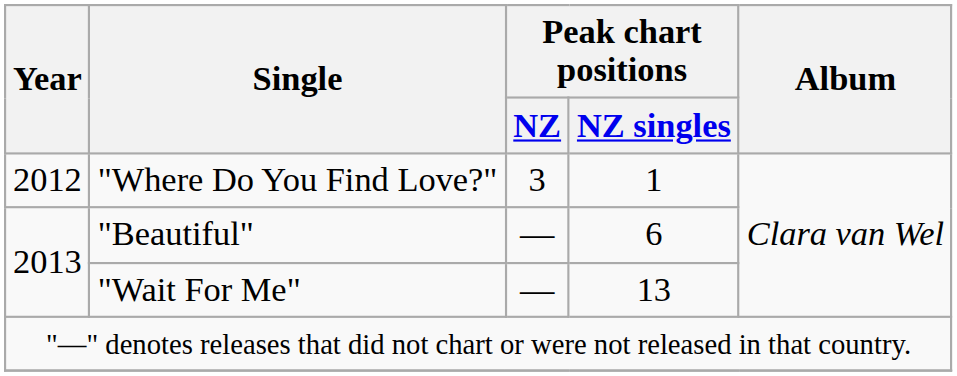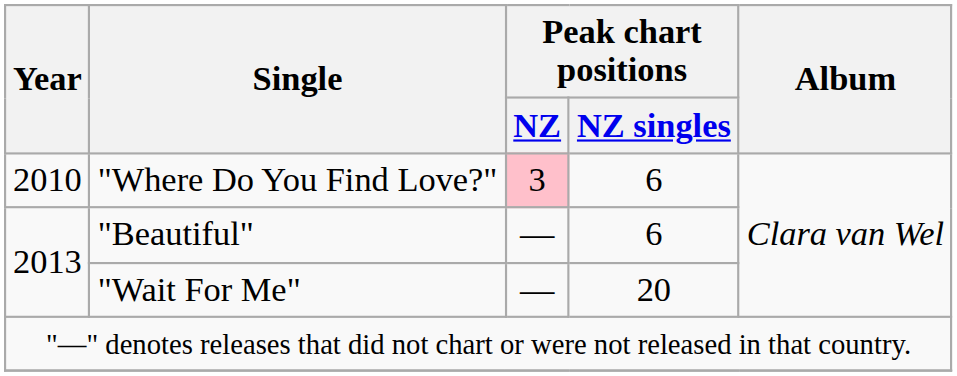(47, 179) 2012 -> (47, 179) 2010
(537, 179) no background -> (537, 179) pink background
(654, 179) 1 -> (654, 179) 6
(654, 288) 13 -> (654, 288) 20
